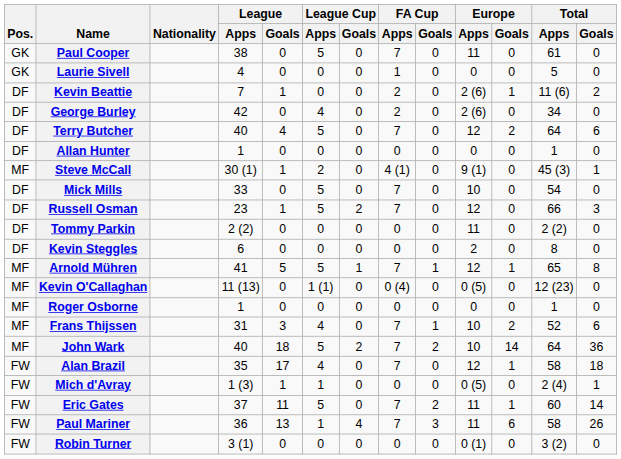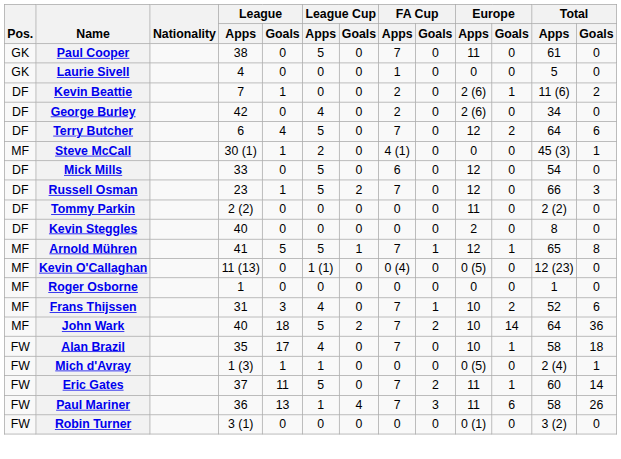(241, 131) 40 -> (241, 131) 6
- row: (93, 151)
(474, 170) 9 (1) -> (474, 151) 0
(397, 190) 7 -> (397, 170) 6
(474, 190) 10 -> (474, 170) 12
(241, 248) 6 -> (241, 229) 40
(474, 365) 12 -> (474, 346) 10
